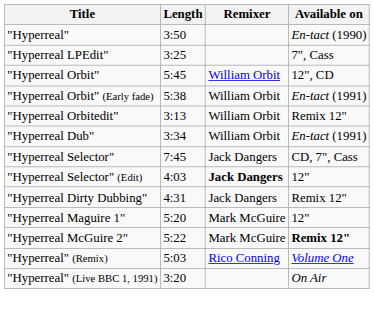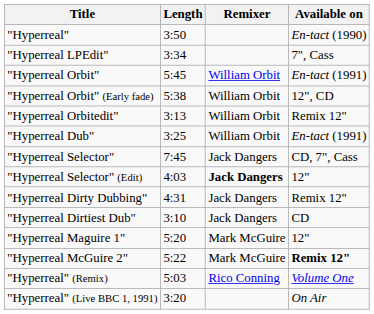(175, 55) 3:25 -> (175, 55) 3:34
(313, 75) 12", CD -> (329, 75) En-tact (1991)
(329, 95) En-tact (1991) -> (313, 95) 12", CD
(175, 136) 3:34 -> (175, 136) 3:25
+ row: (72, 217)
